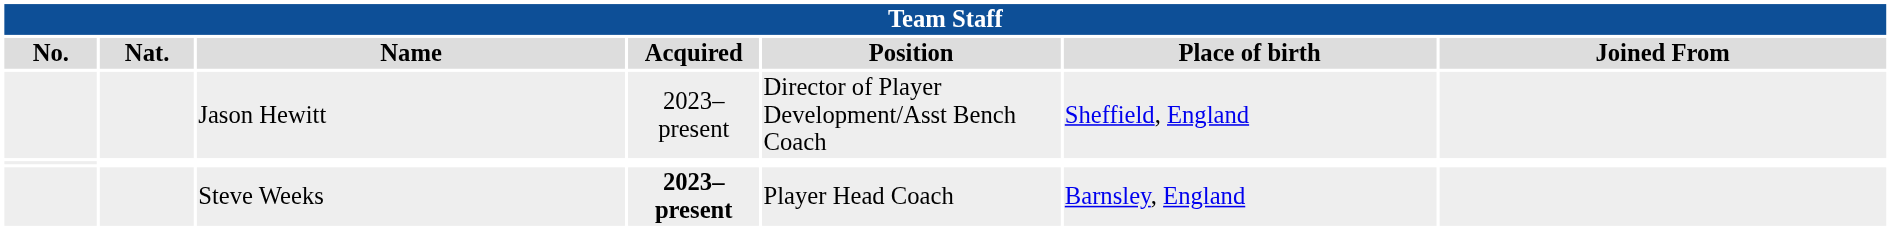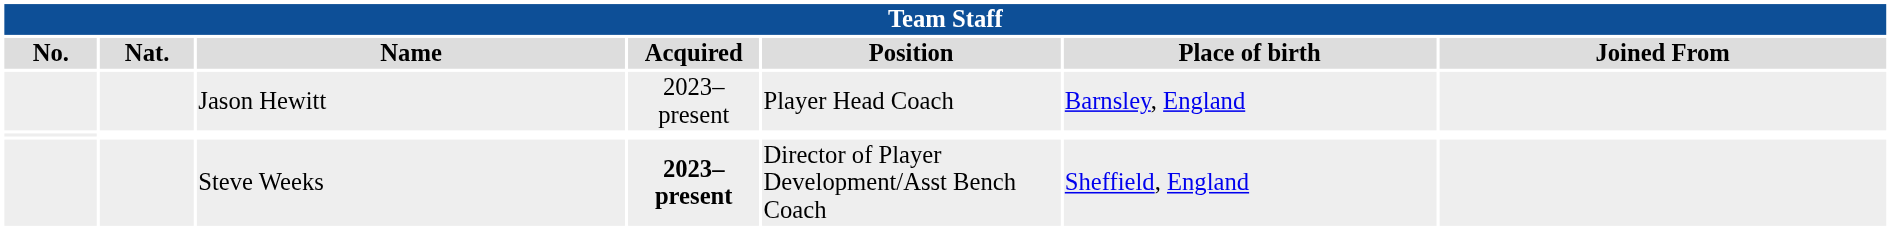(890, 114) Director of Player Development/Asst Bench Coach -> (859, 100) Player Head Coach
(1157, 114) Sheffield, England -> (1155, 100) Barnsley, England
(859, 196) Player Head Coach -> (890, 182) Director of Player Development/Asst Bench Coach
(1155, 196) Barnsley, England -> (1157, 182) Sheffield, England
